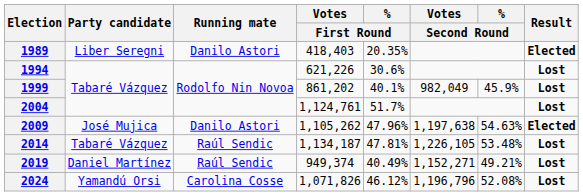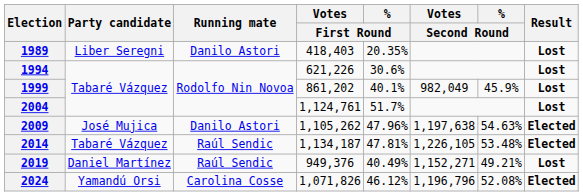(552, 51) Elected -> (552, 51) Lost
(552, 144) Lost -> (552, 144) Elected
(330, 163) 949,374 -> (330, 163) 949,376
(552, 182) Lost -> (552, 182) Elected
